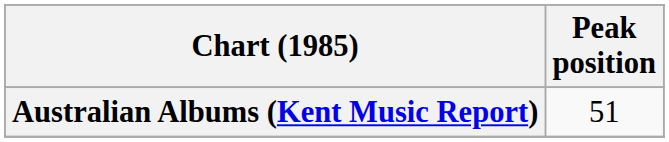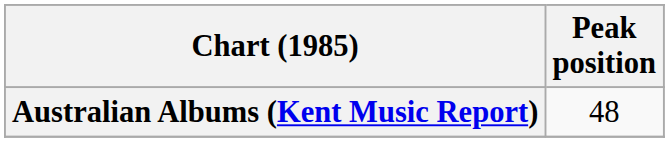(604, 111) 51 -> (604, 111) 48
